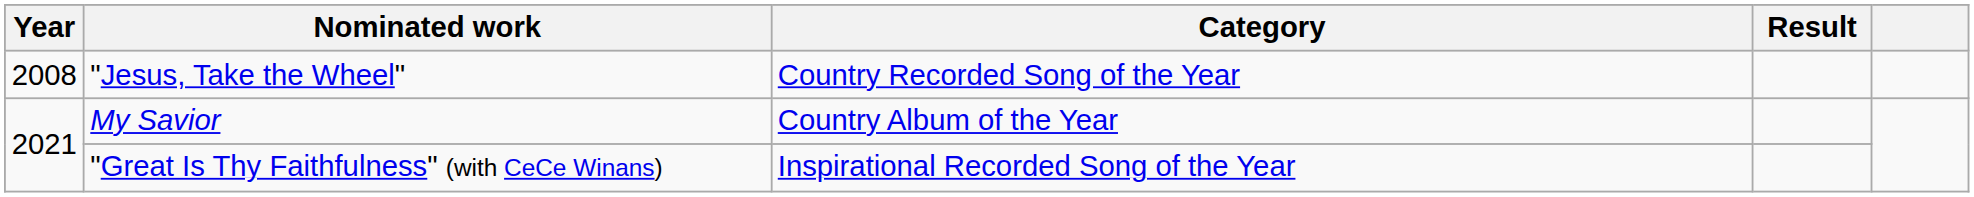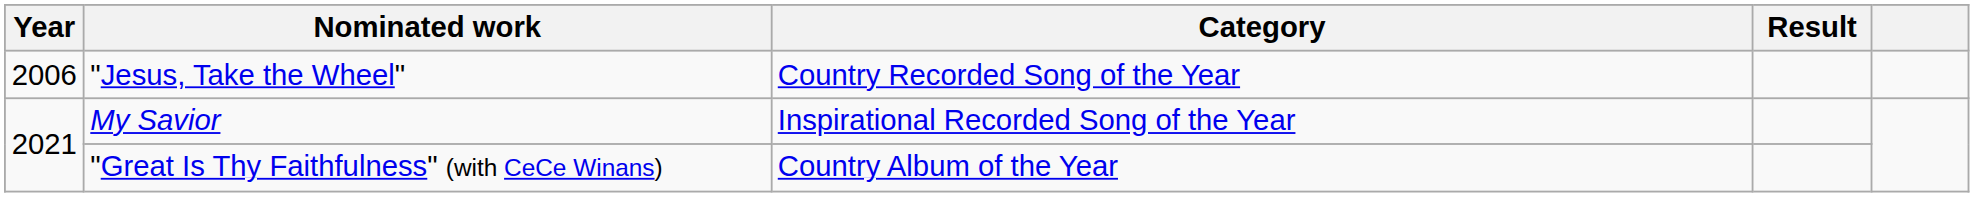(44, 74) 2008 -> (44, 74) 2006
(948, 120) Country Album of the Year -> (1037, 120) Inspirational Recorded Song of the Year
(1037, 167) Inspirational Recorded Song of the Year -> (948, 167) Country Album of the Year
